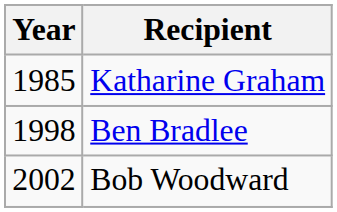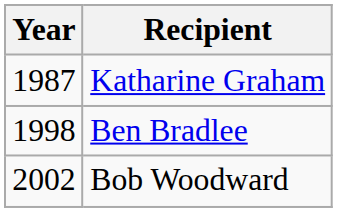(44, 79) 1985 -> (44, 79) 1987
